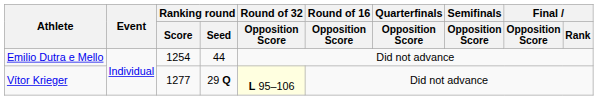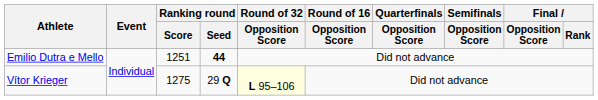(178, 58) 1254 -> (178, 58) 1251
(219, 58) normal -> (219, 58) bold
(178, 81) 1277 -> (178, 81) 1275
